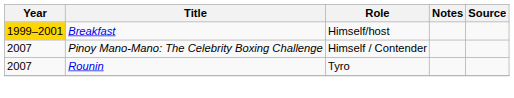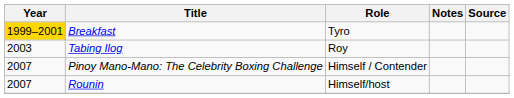(359, 31) Himself/host -> (339, 31) Tyro
+ row: (95, 48)
(339, 66) Tyro -> (359, 84) Himself/host
